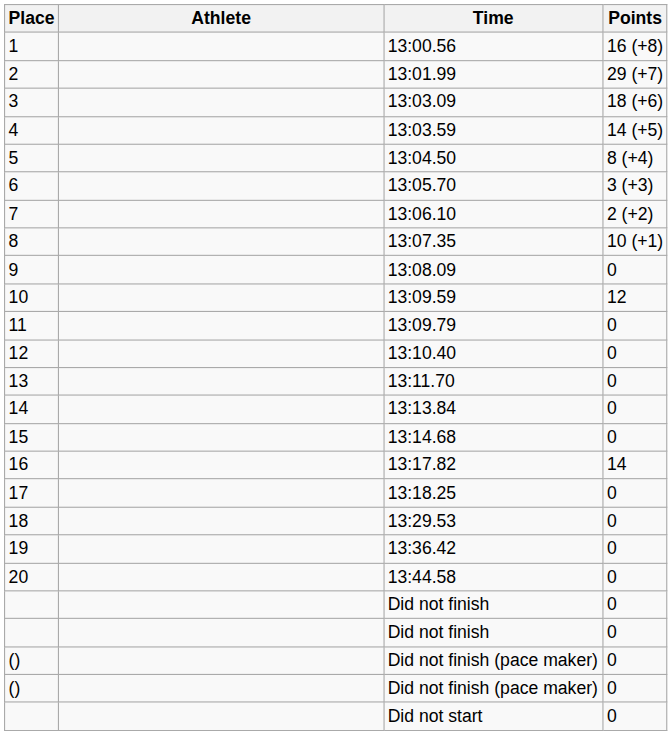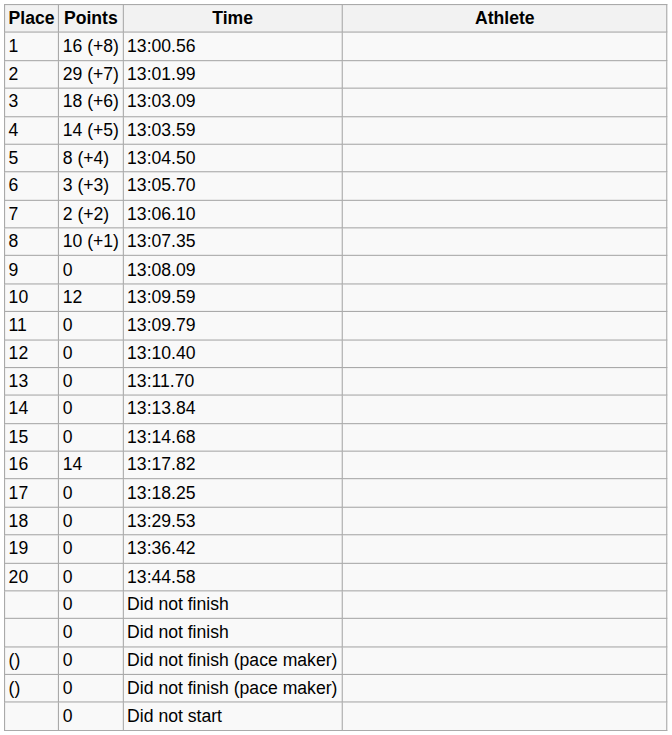columns swapped: (221, 18) <-> (635, 18)
